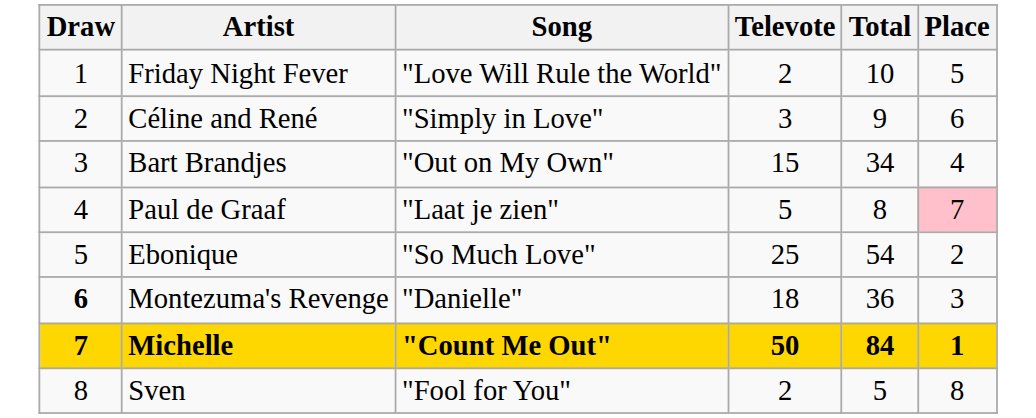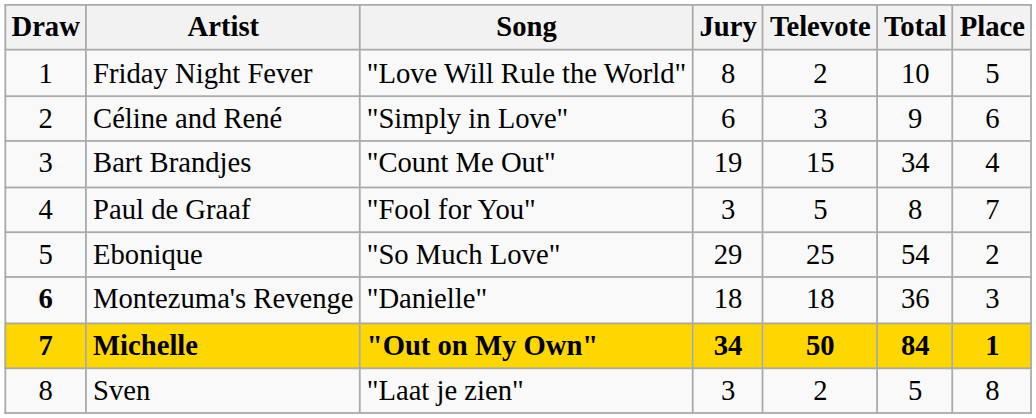+ column: (728, 27)
(508, 163) "Out on My Own" -> (461, 163) "Count Me Out"
(480, 208) "Laat je zien" -> (451, 208) "Fool for You"
(957, 208) pink background -> (992, 208) no background
(507, 345) "Count Me Out" -> (482, 345) "Out on My Own"
(486, 390) "Fool for You" -> (445, 390) "Laat je zien"
